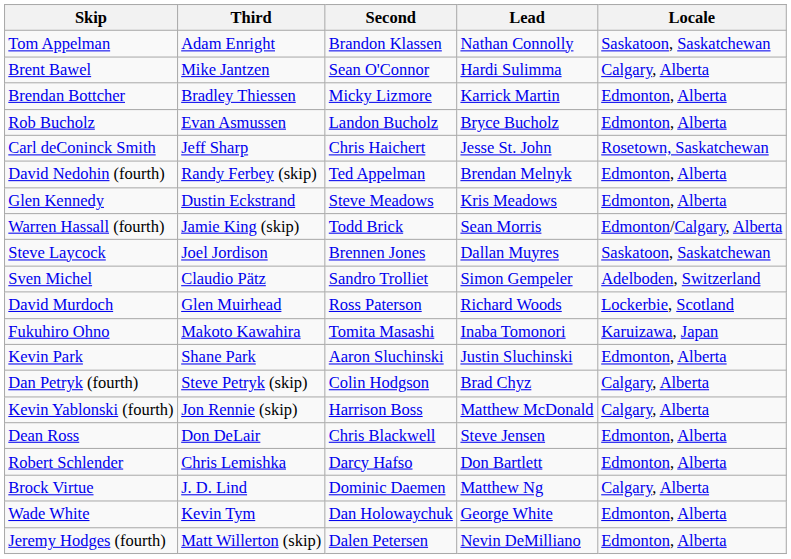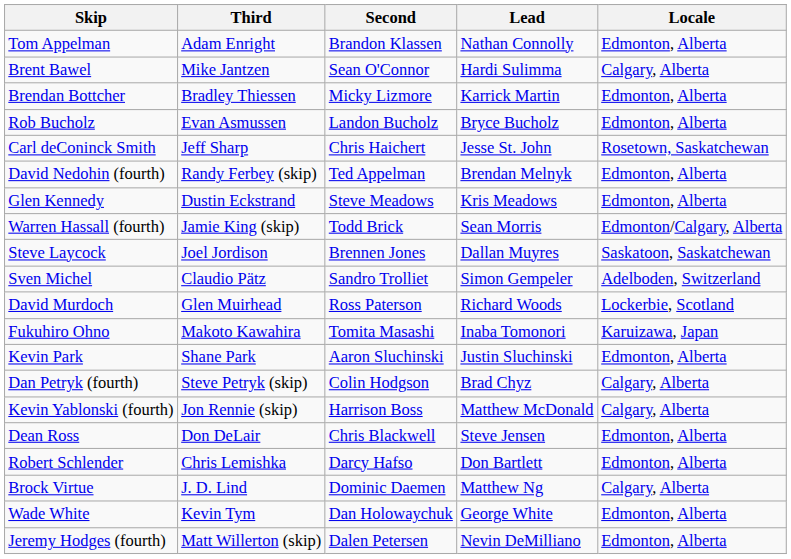(686, 43) Saskatoon, Saskatchewan -> (664, 43) Edmonton, Alberta
